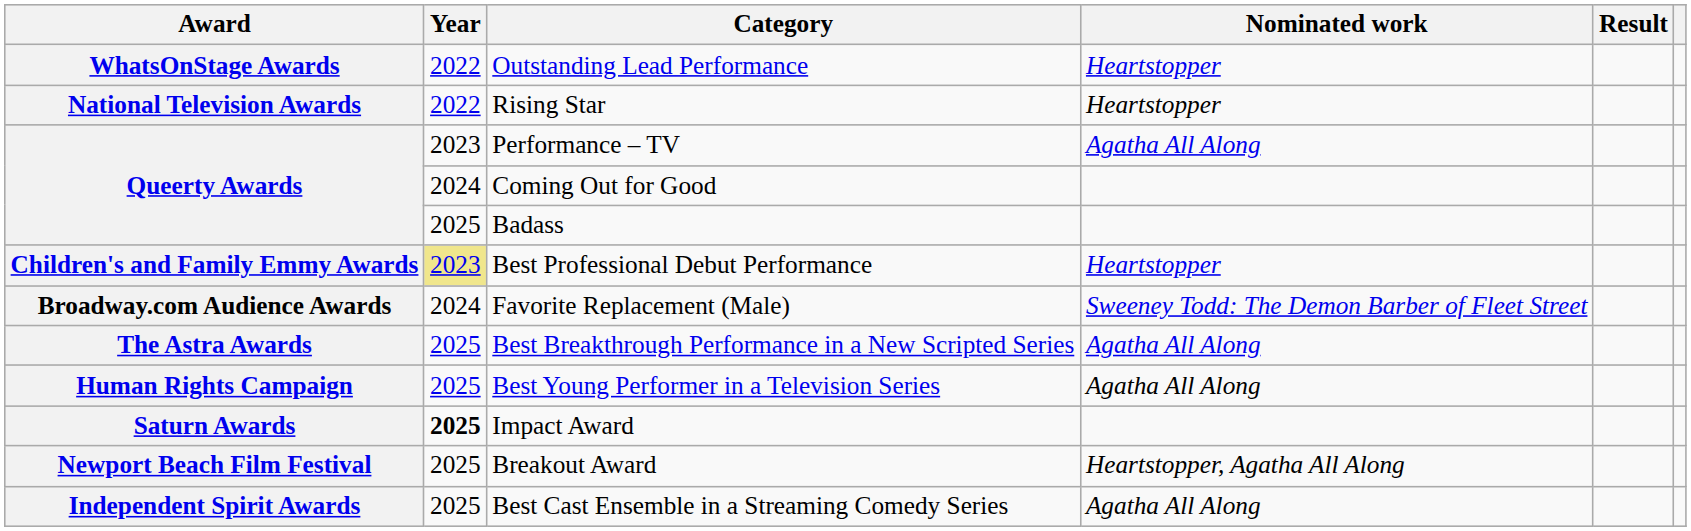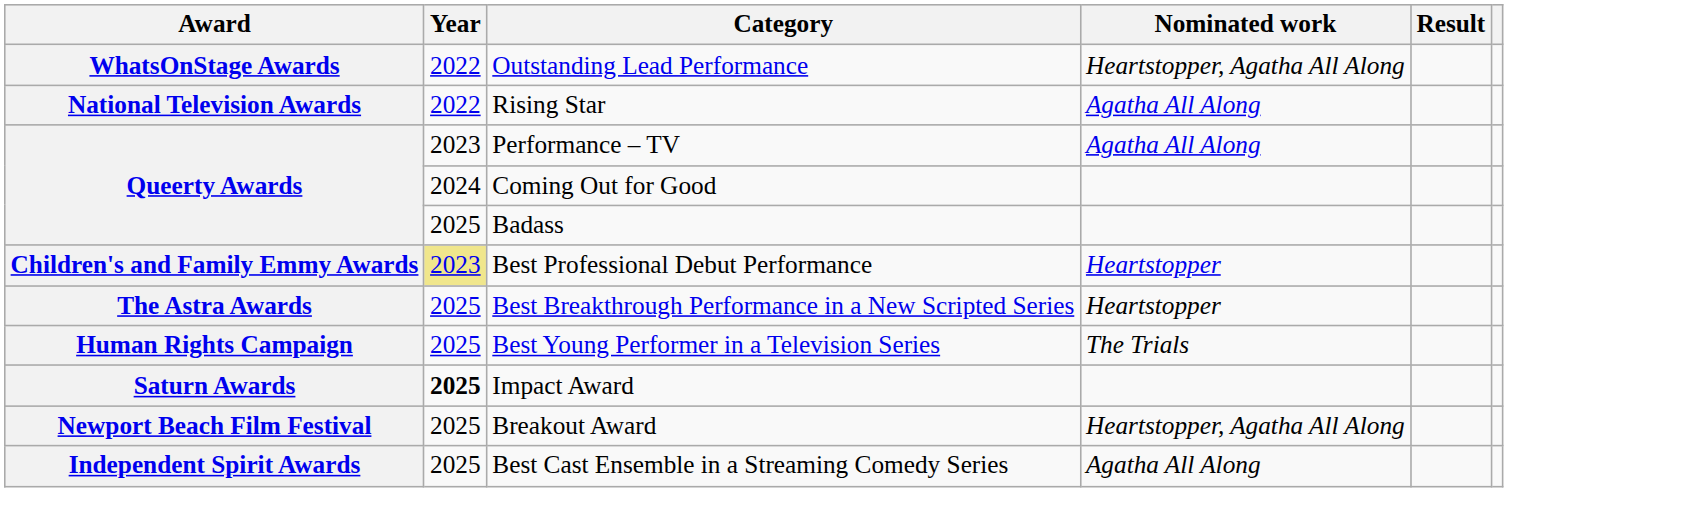(1153, 64) Heartstopper -> (1245, 64) Heartstopper, Agatha All Along
(1153, 104) Heartstopper -> (1173, 104) Agatha All Along
- row: (641, 305)
(1173, 345) Agatha All Along -> (1153, 305) Heartstopper
(1173, 385) Agatha All Along -> (1138, 345) The Trials
